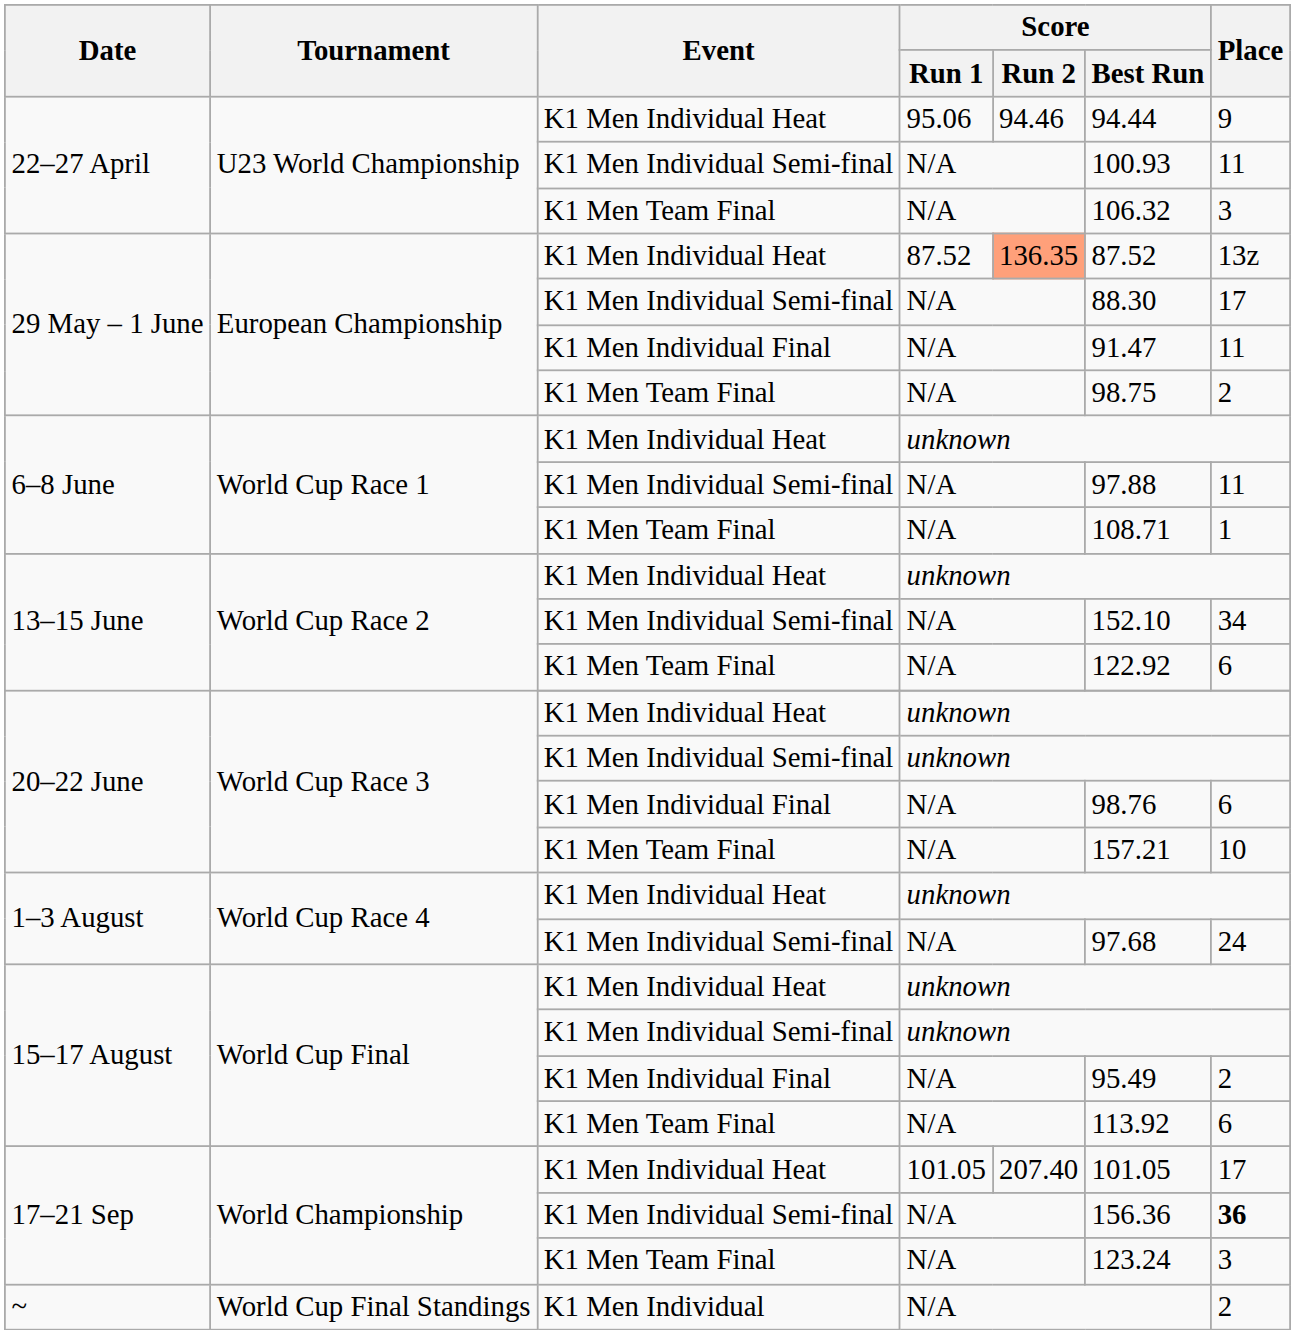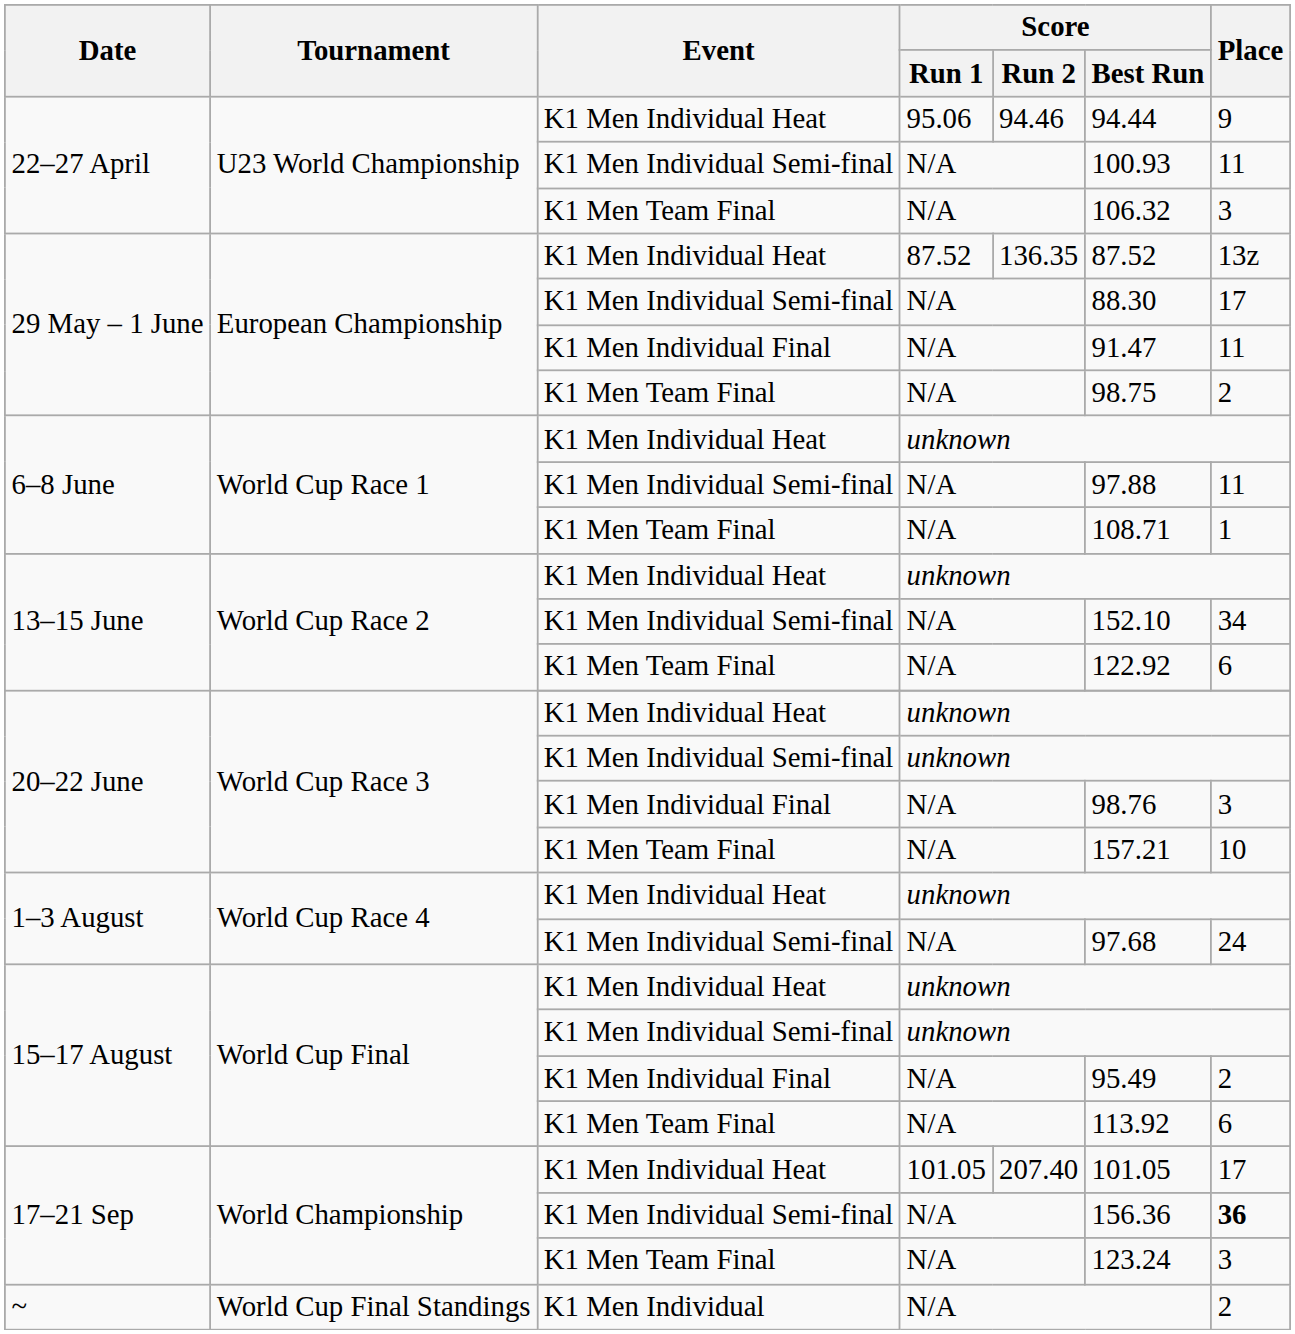(1039, 255) lightsalmon background -> (1039, 255) no background
(1225, 803) 6 -> (1225, 803) 3
